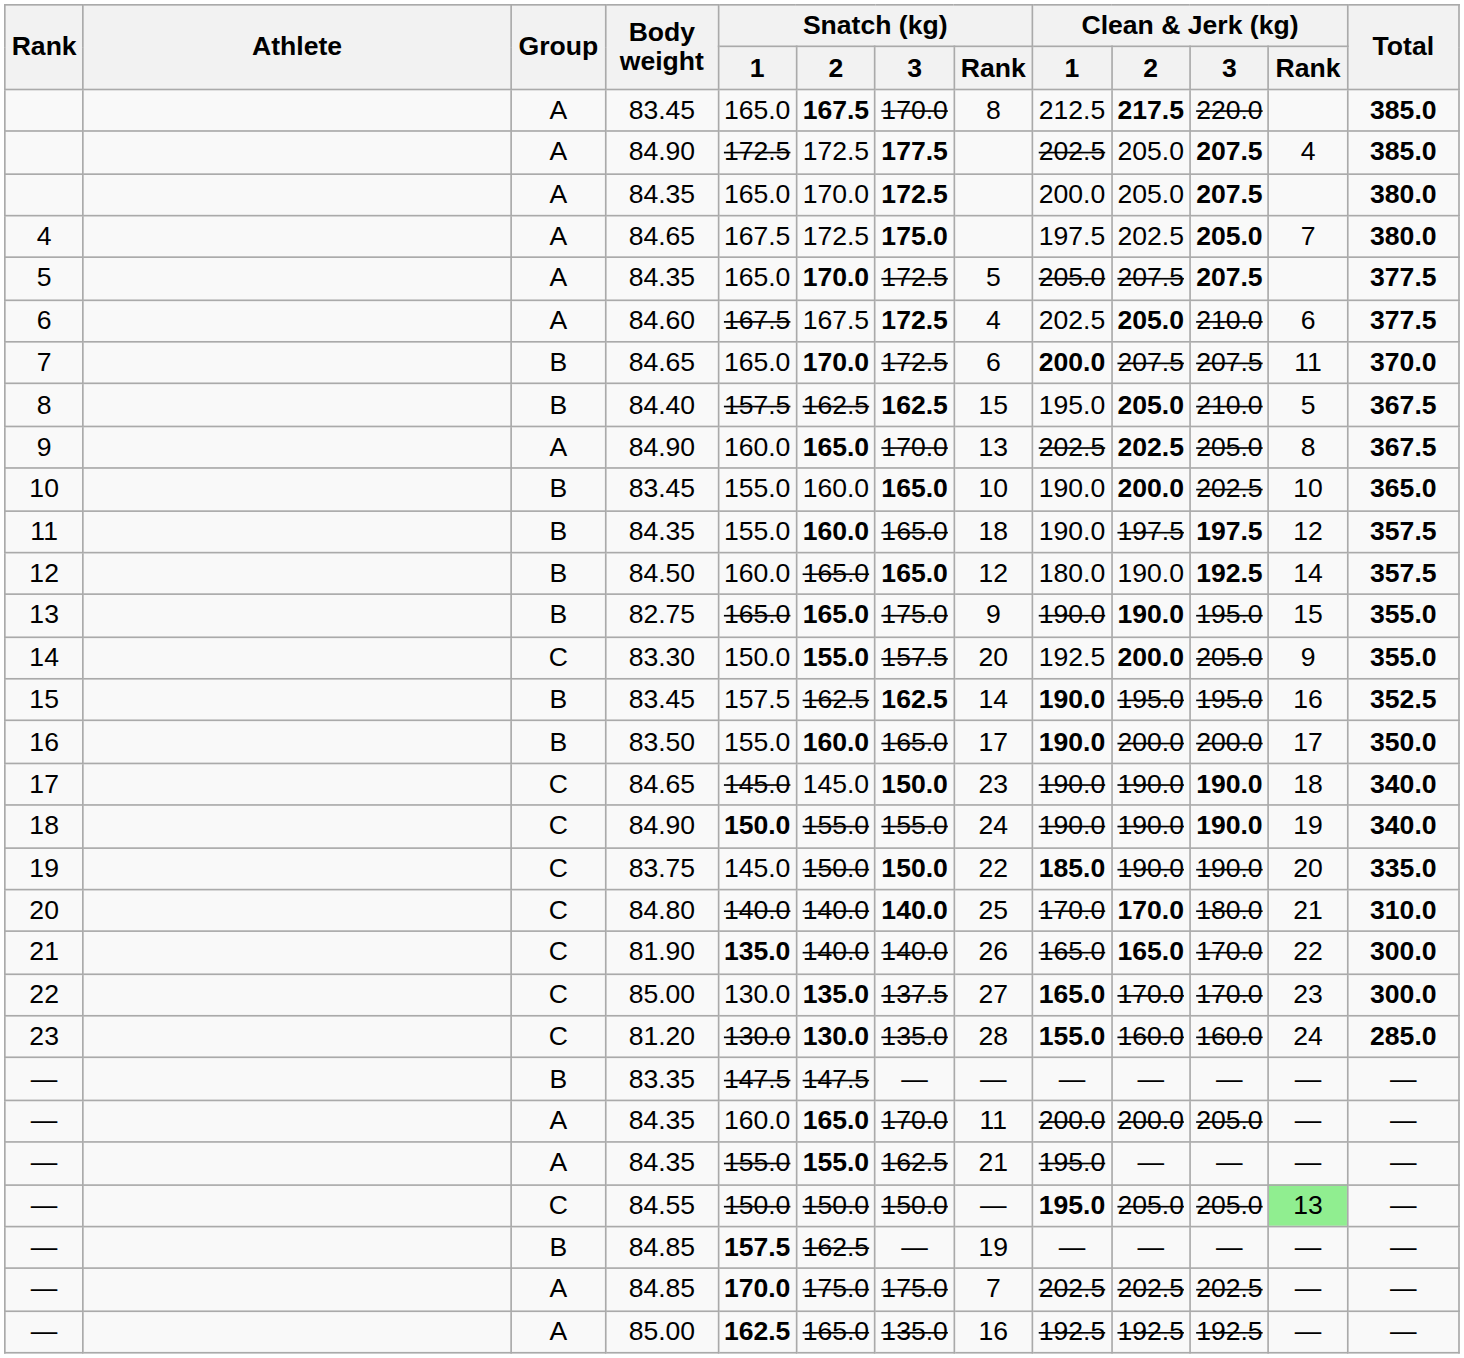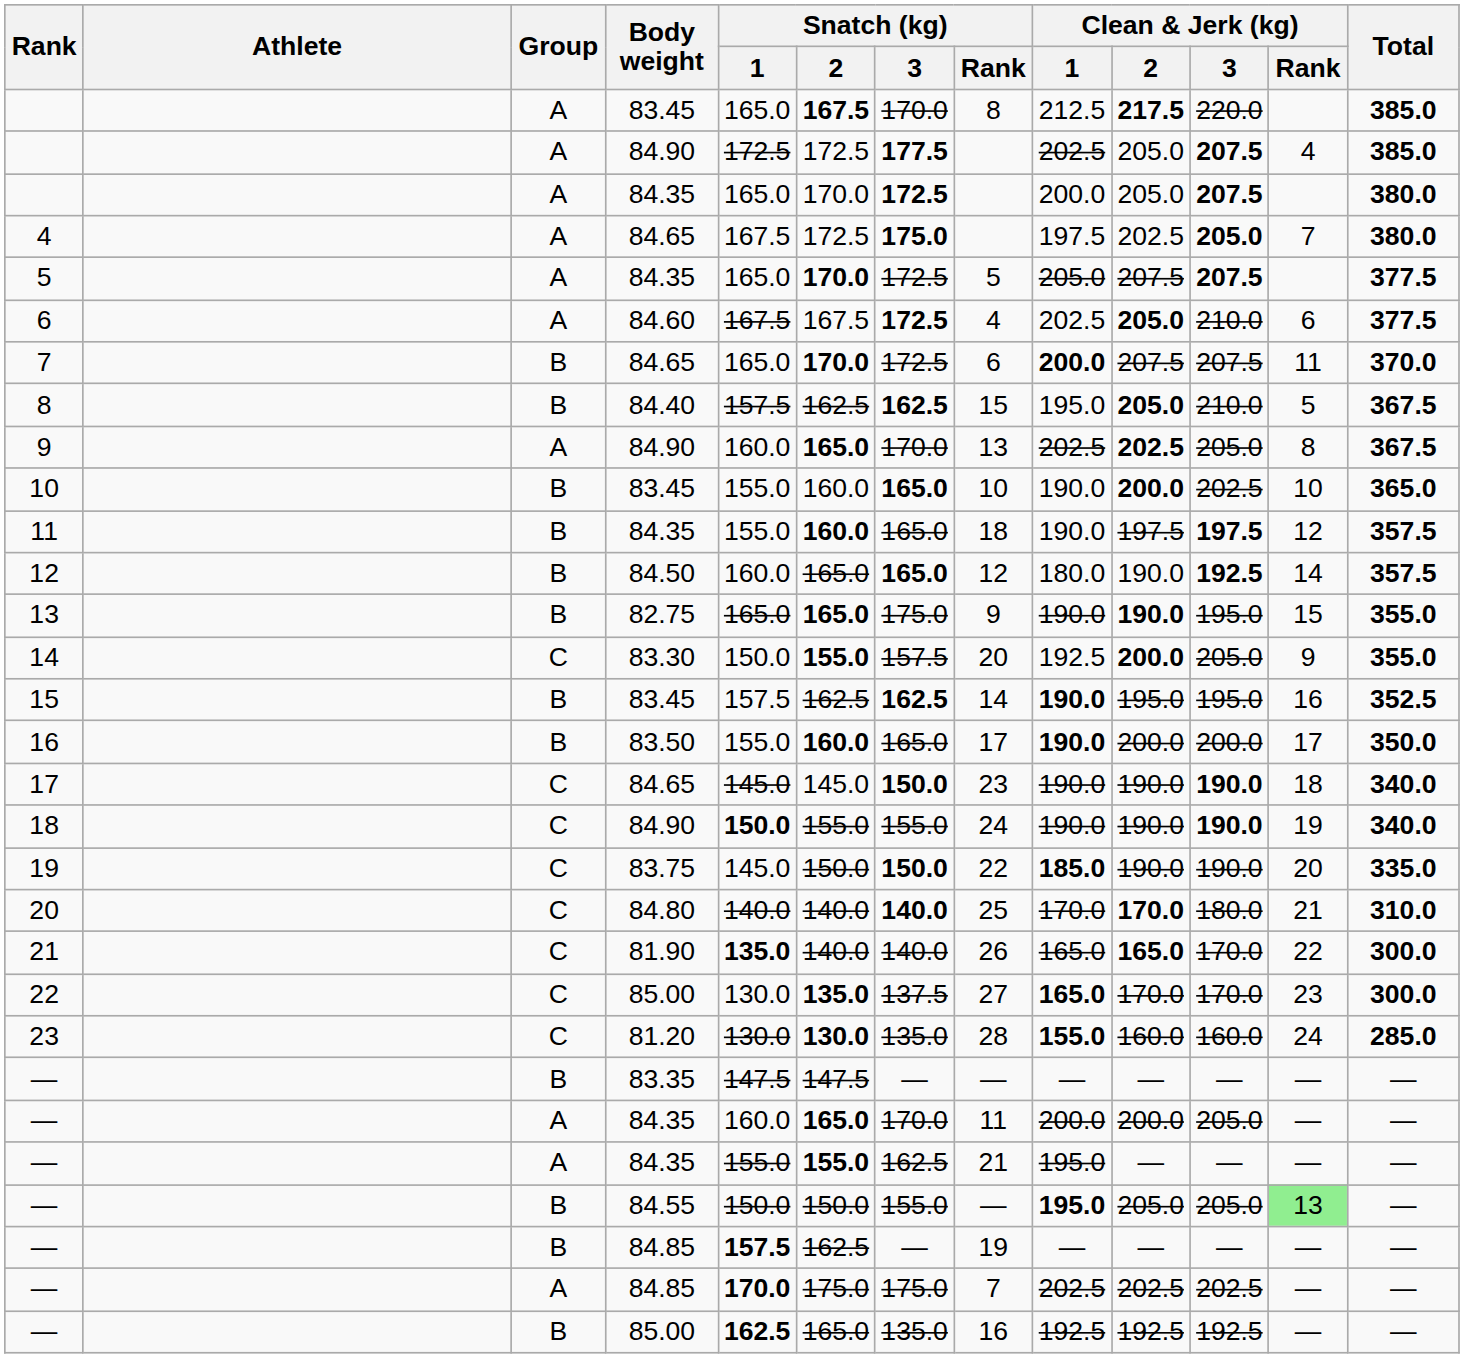(558, 1204) C -> (558, 1204) B
(915, 1204) 150.0 -> (915, 1204) 155.0
(558, 1331) A -> (558, 1331) B
